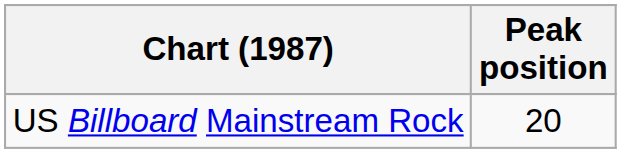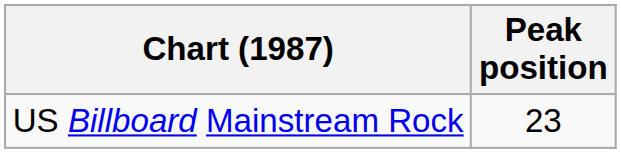(543, 120) 20 -> (543, 120) 23
